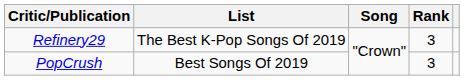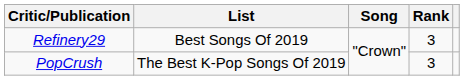(241, 39) The Best K-Pop Songs Of 2019 -> (241, 39) Best Songs Of 2019
(241, 63) Best Songs Of 2019 -> (241, 63) The Best K-Pop Songs Of 2019
